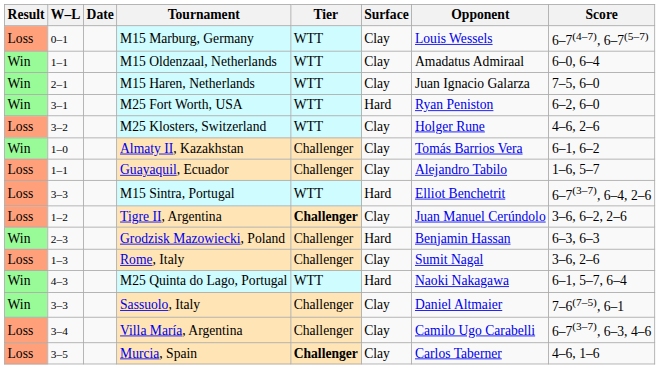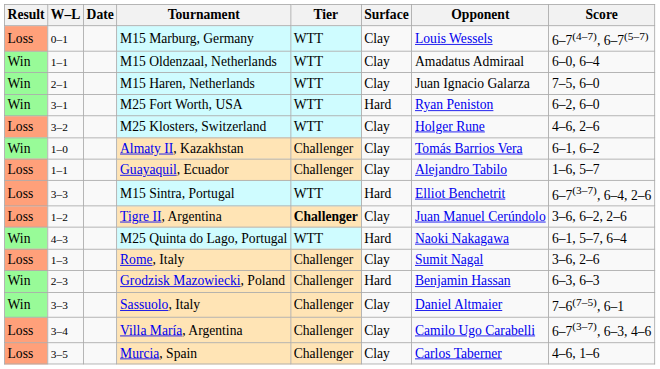rows swapped: (204, 281) <-> (203, 238)
(326, 353) bold -> (324, 353) normal
